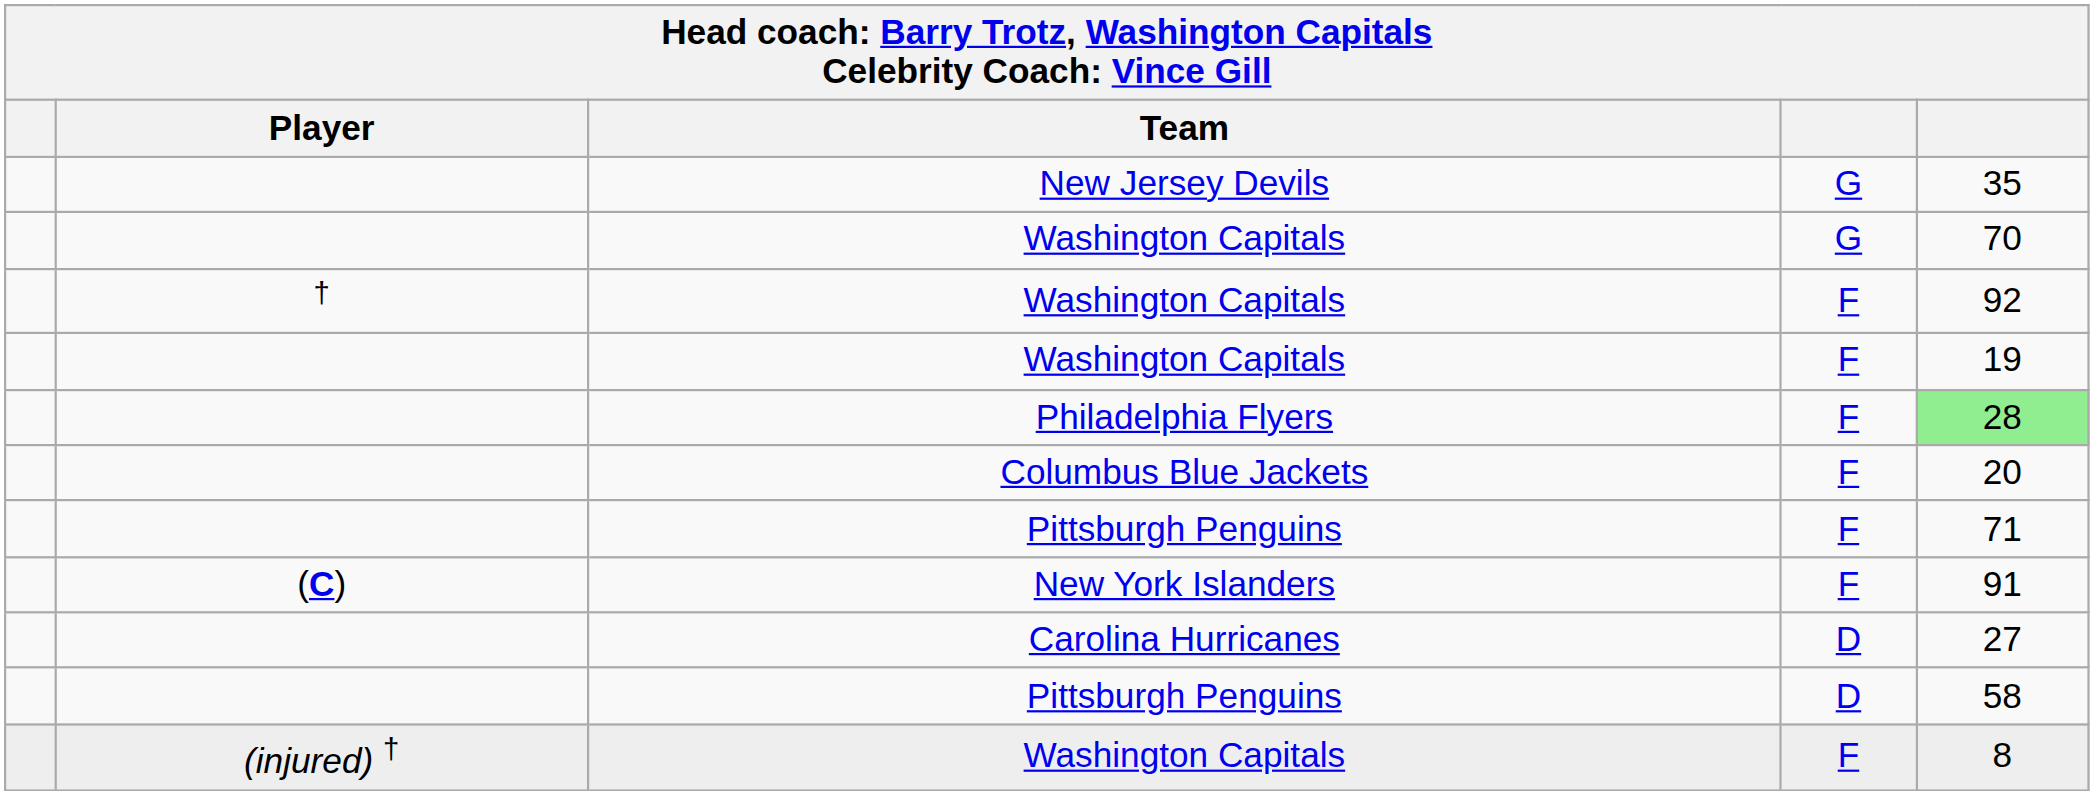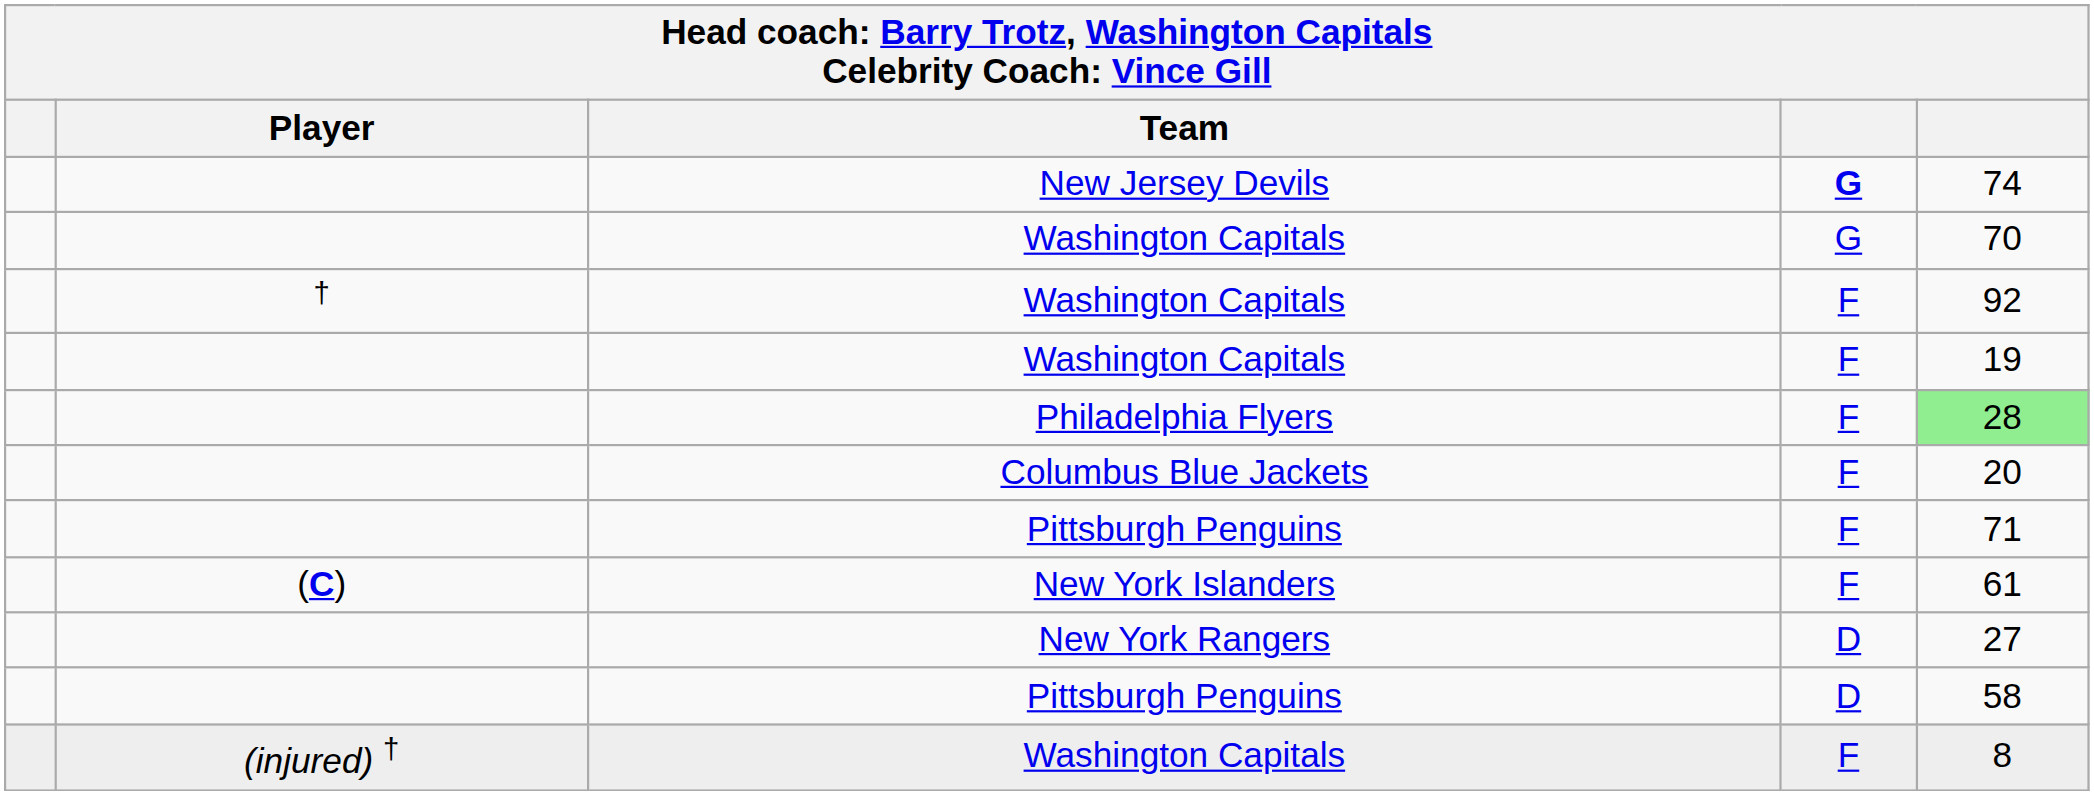(1848, 183) normal -> (1848, 183) bold
(2002, 183) 35 -> (2002, 183) 74
(2002, 583) 91 -> (2002, 583) 61
- row: (322, 640)
+ row: (322, 640)
